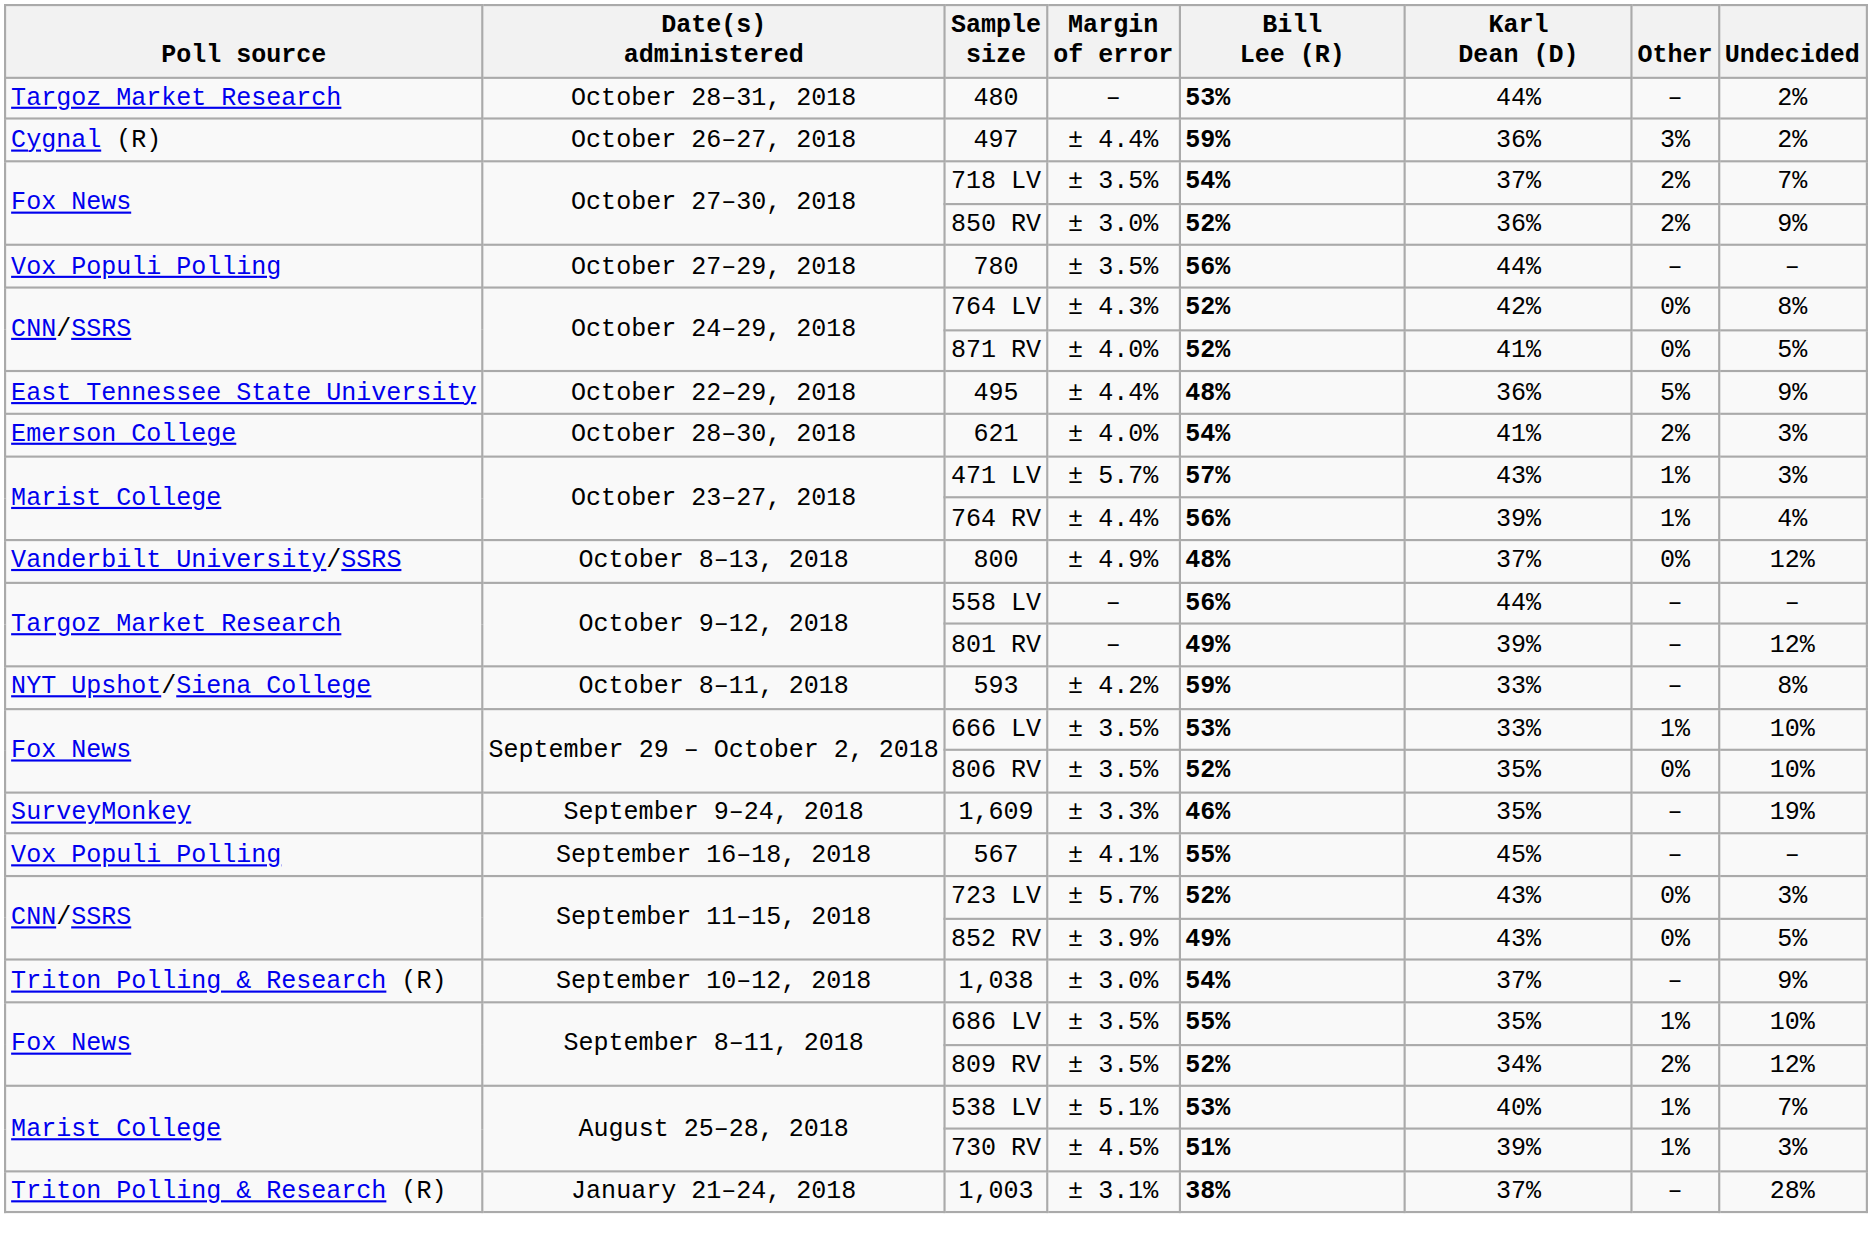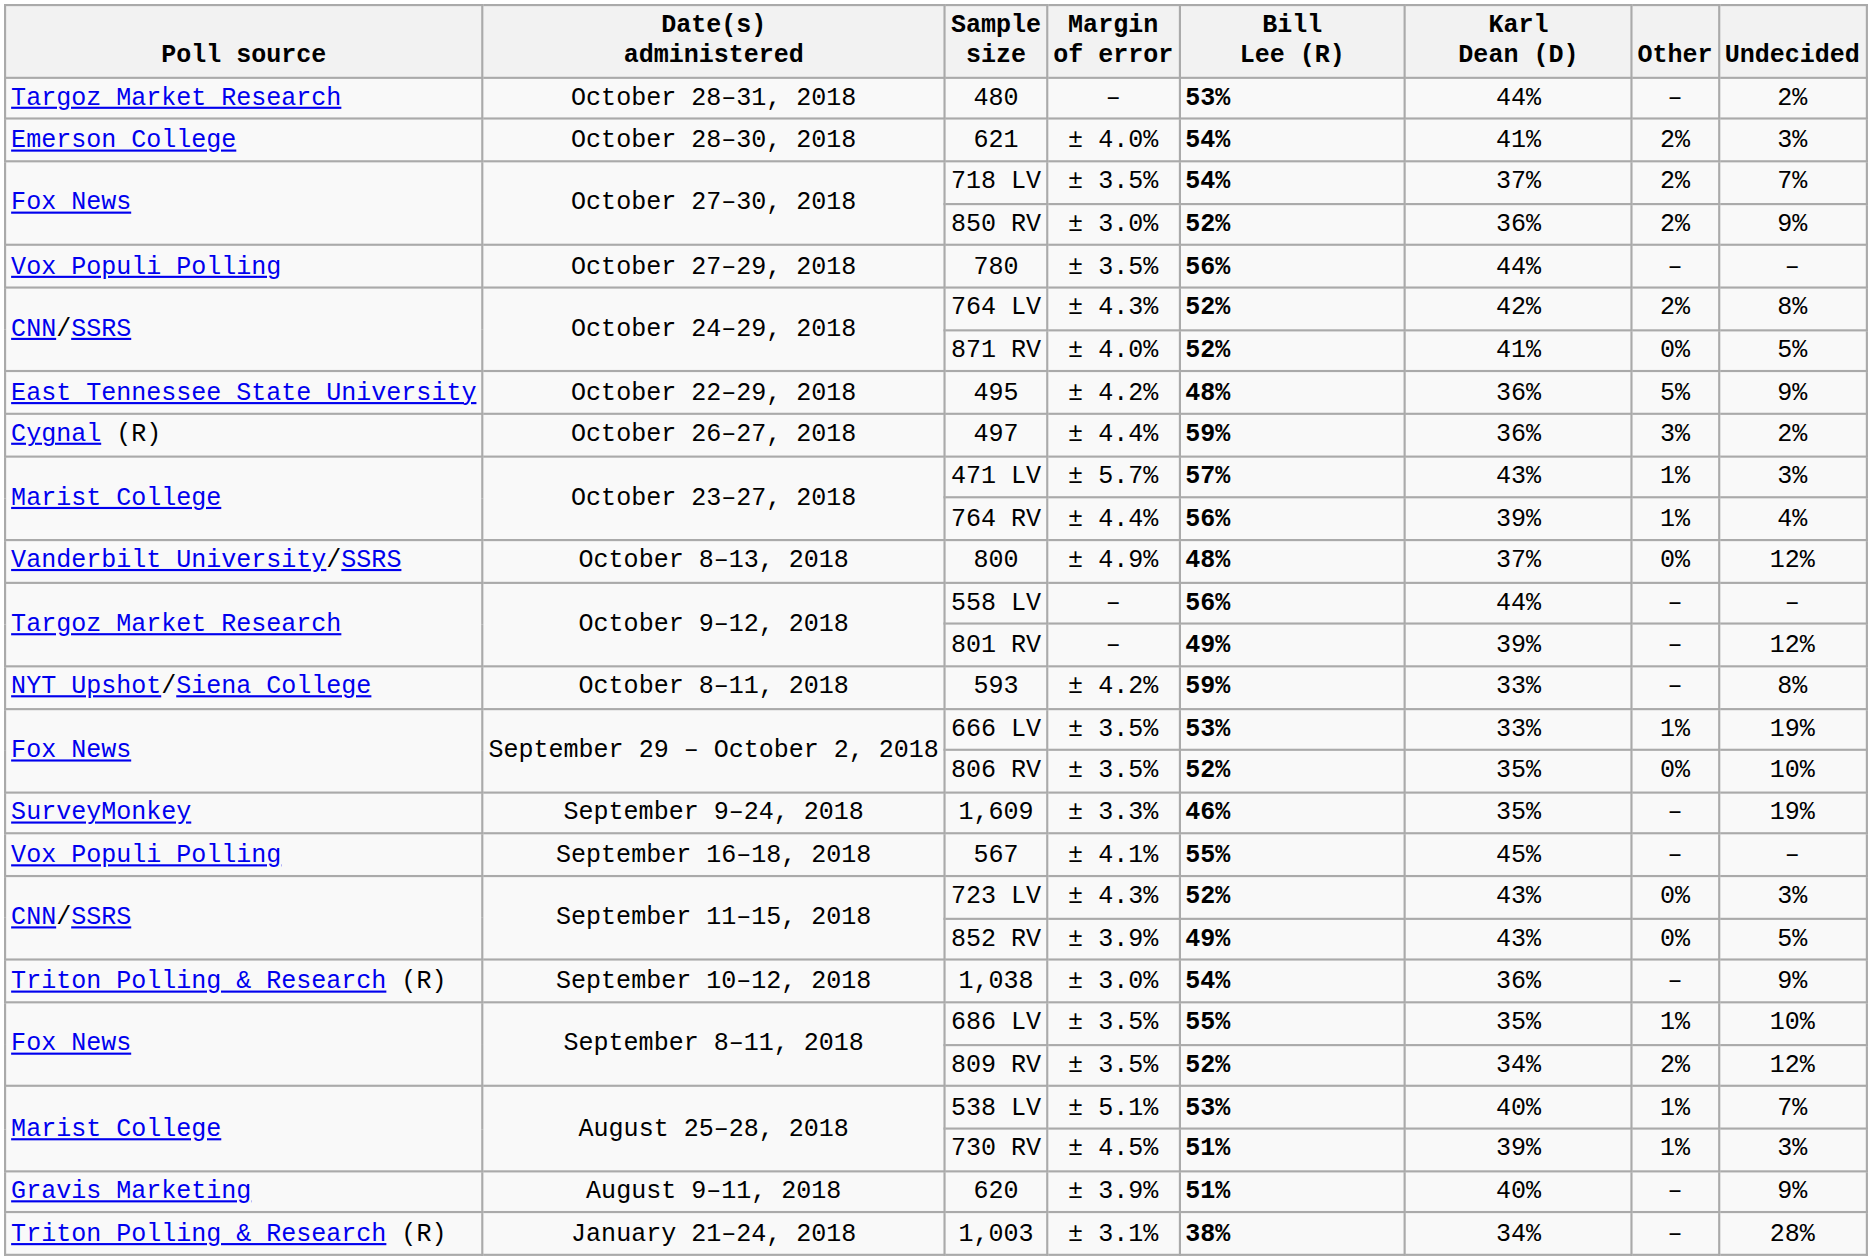rows swapped: (996, 434) <-> (996, 140)
(1675, 308) 0% -> (1675, 308) 2%
(1113, 392) ± 4.4% -> (1113, 392) ± 4.2%
(1792, 729) 10% -> (1792, 729) 19%
(1113, 897) ± 5.7% -> (1113, 897) ± 4.3%
(1518, 981) 37% -> (1518, 981) 36%
+ row: (996, 1191)
(1518, 1191) 37% -> (1518, 1234) 34%
